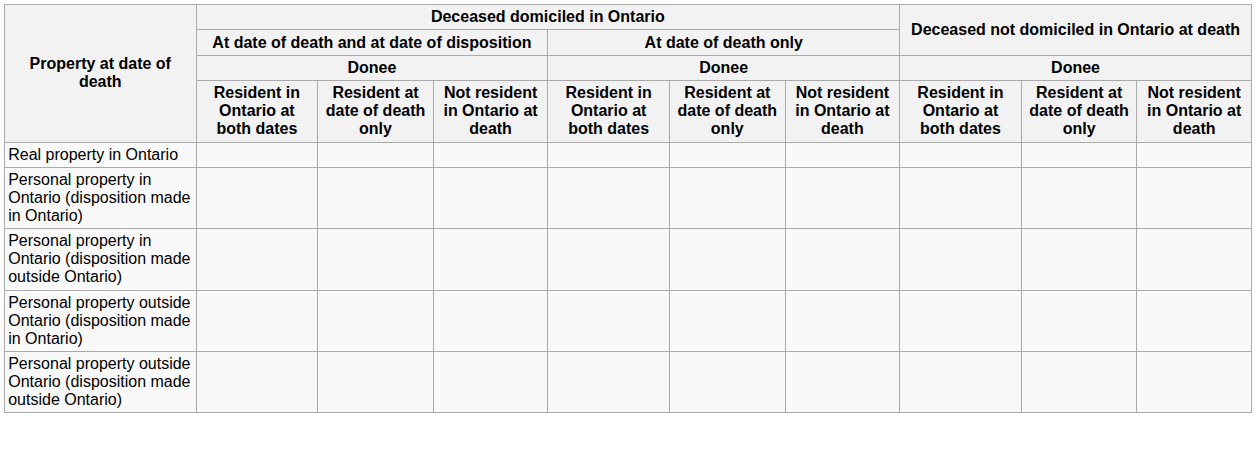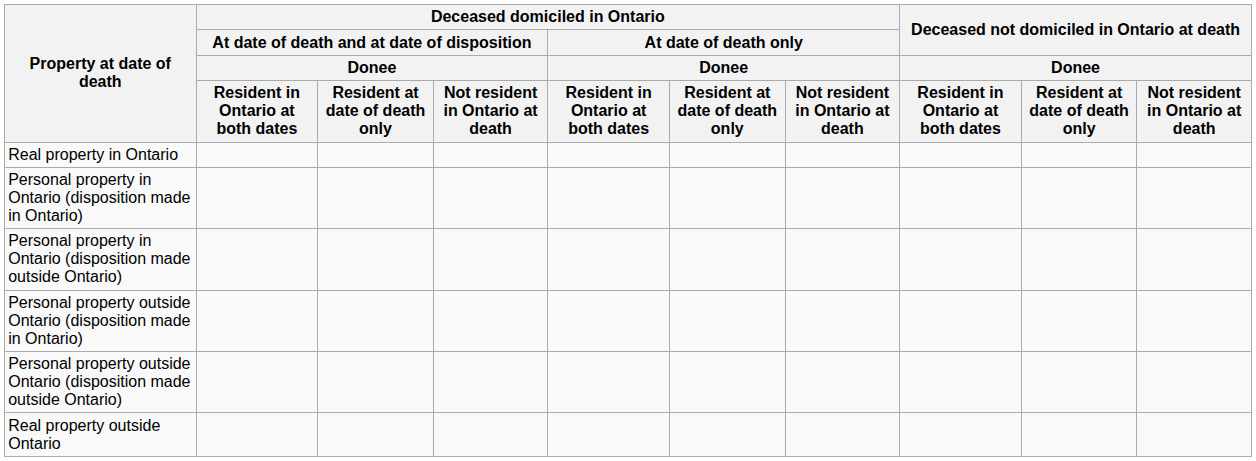+ row: (84, 434)
